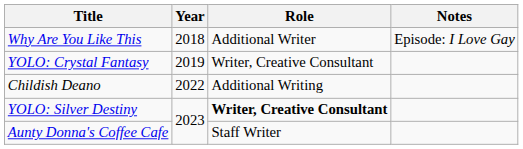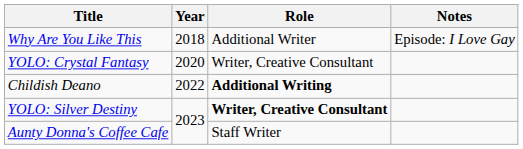(190, 62) 2019 -> (190, 62) 2020
(267, 86) normal -> (271, 86) bold
